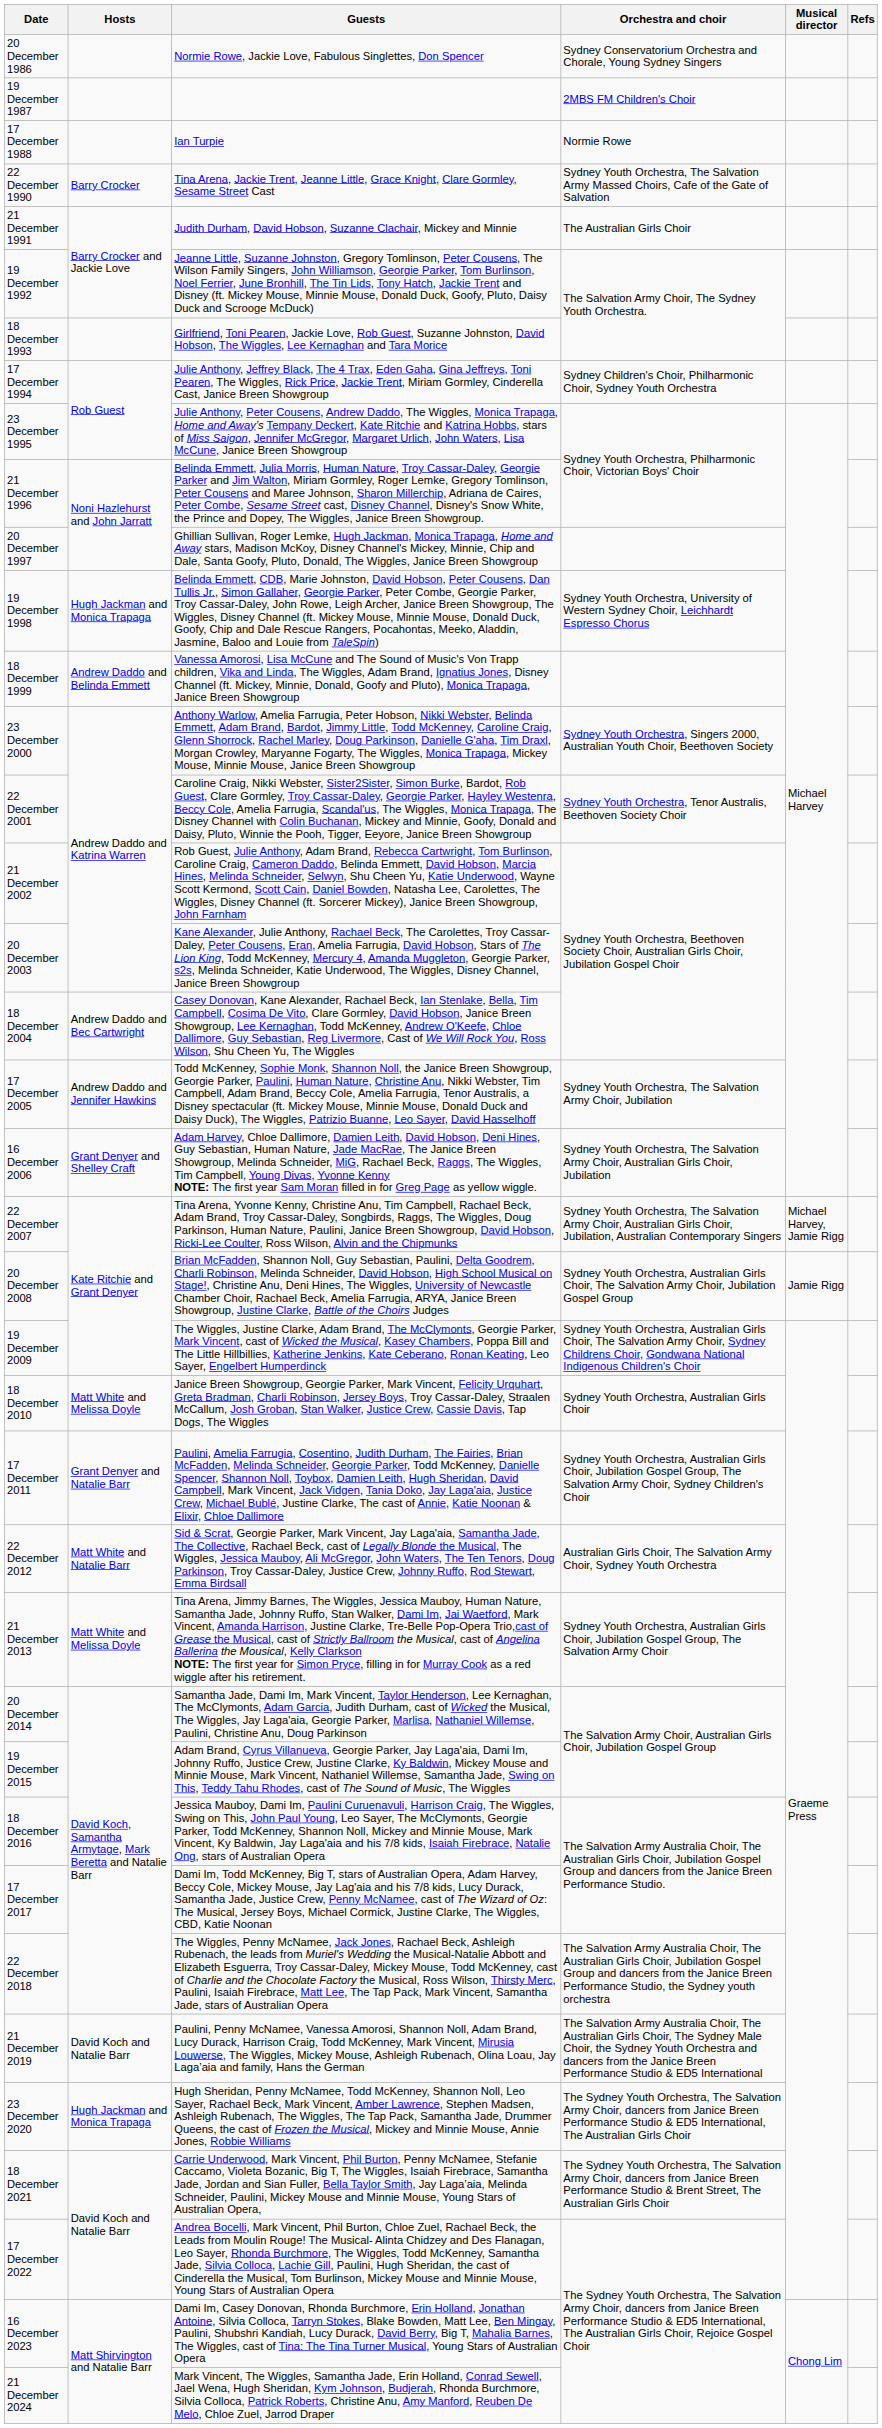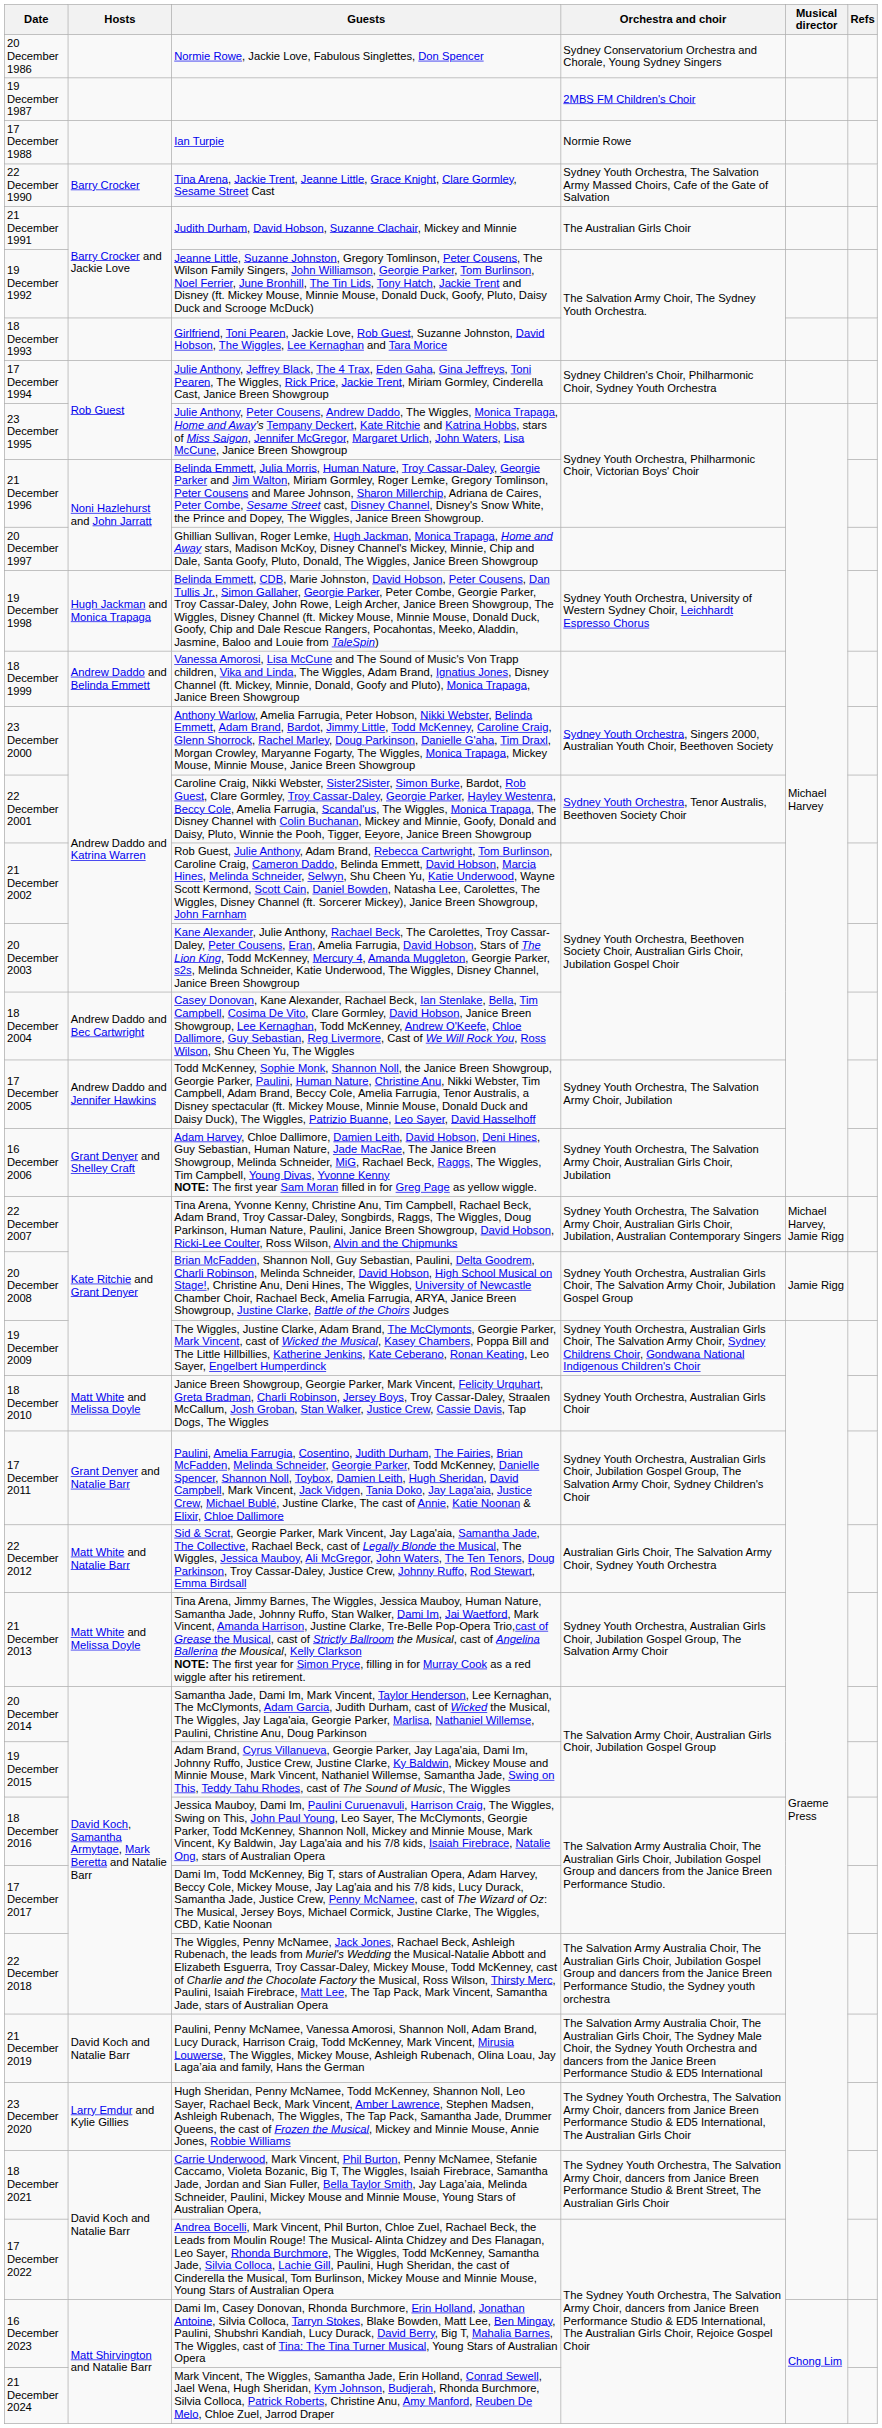(119, 2116) Hugh Jackman and Monica Trapaga -> (112, 2116) Larry Emdur and Kylie Gillies
